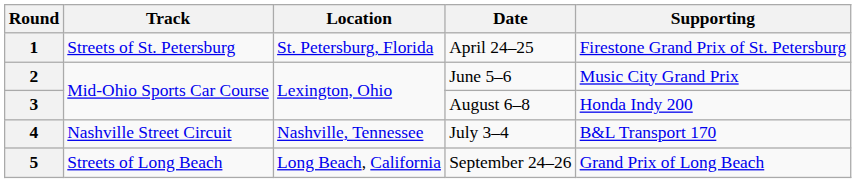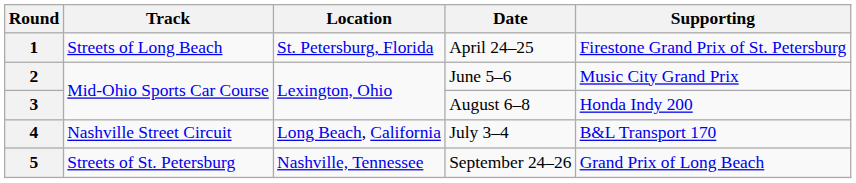(151, 47) Streets of St. Petersburg -> (145, 47) Streets of Long Beach
(350, 133) Nashville, Tennessee -> (359, 133) Long Beach, California
(145, 162) Streets of Long Beach -> (151, 162) Streets of St. Petersburg
(359, 162) Long Beach, California -> (350, 162) Nashville, Tennessee
